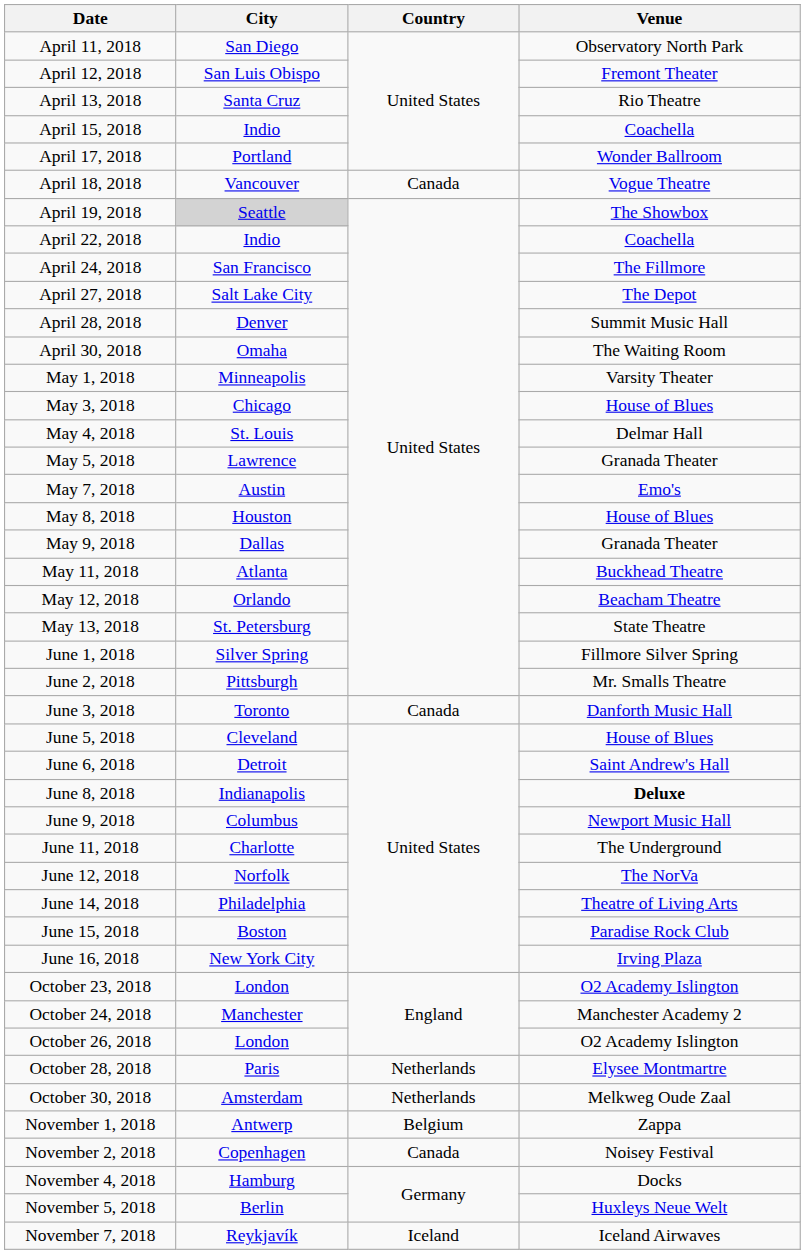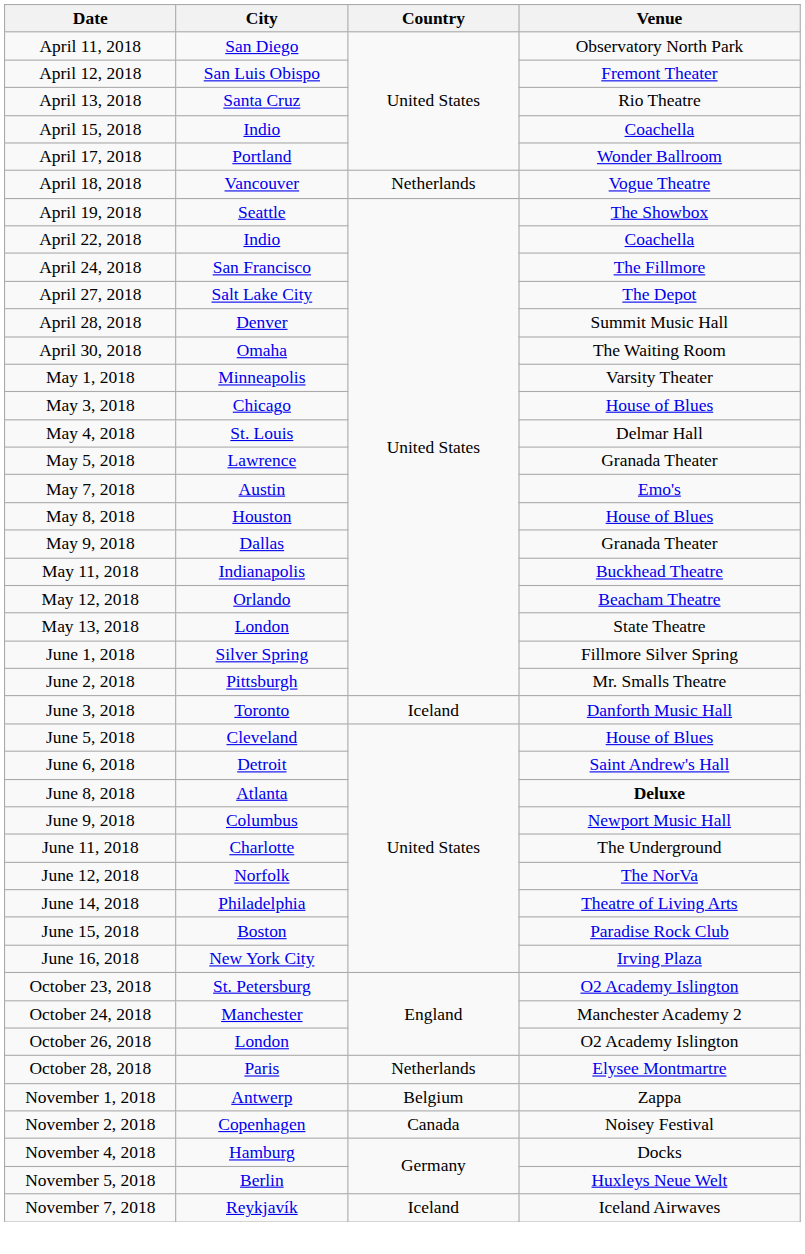(433, 184) Canada -> (433, 184) Netherlands
(262, 211) lightgrey background -> (262, 211) no background
(262, 571) Atlanta -> (262, 571) Indianapolis
(262, 626) St. Petersburg -> (262, 626) London
(433, 709) Canada -> (433, 709) Iceland
(262, 792) Indianapolis -> (262, 792) Atlanta
(262, 986) London -> (262, 986) St. Petersburg
- row: (90, 1097)
